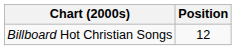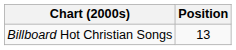(203, 34) 12 -> (203, 34) 13
